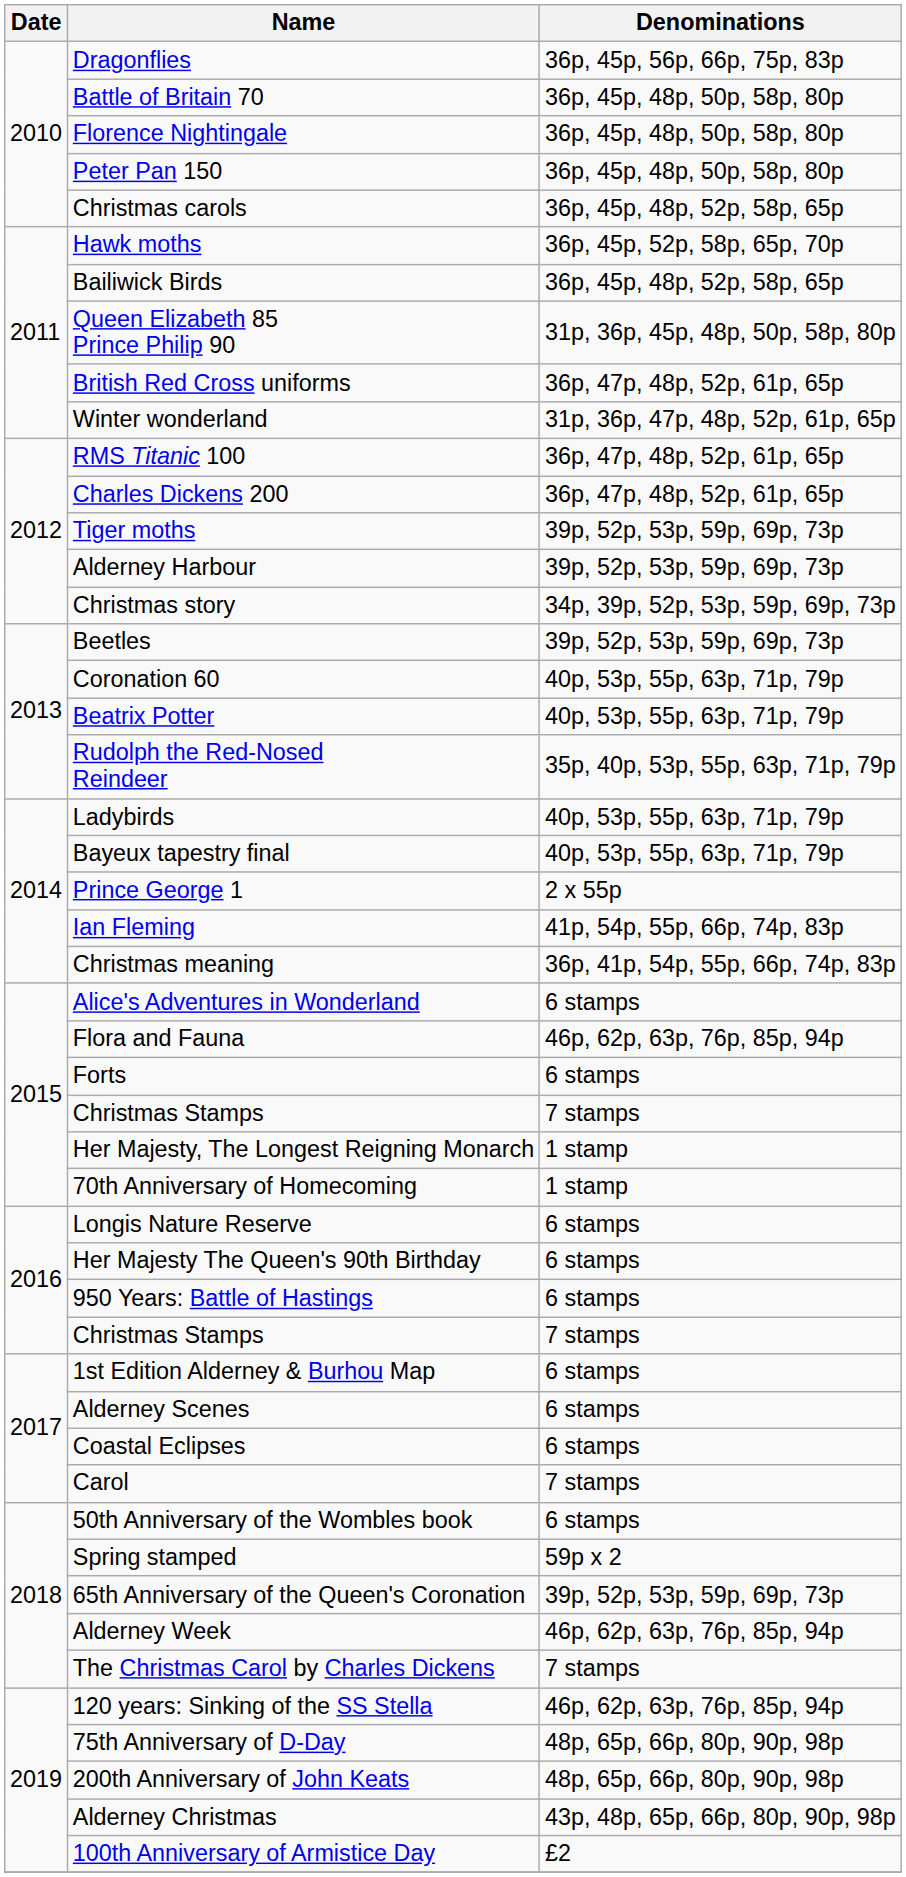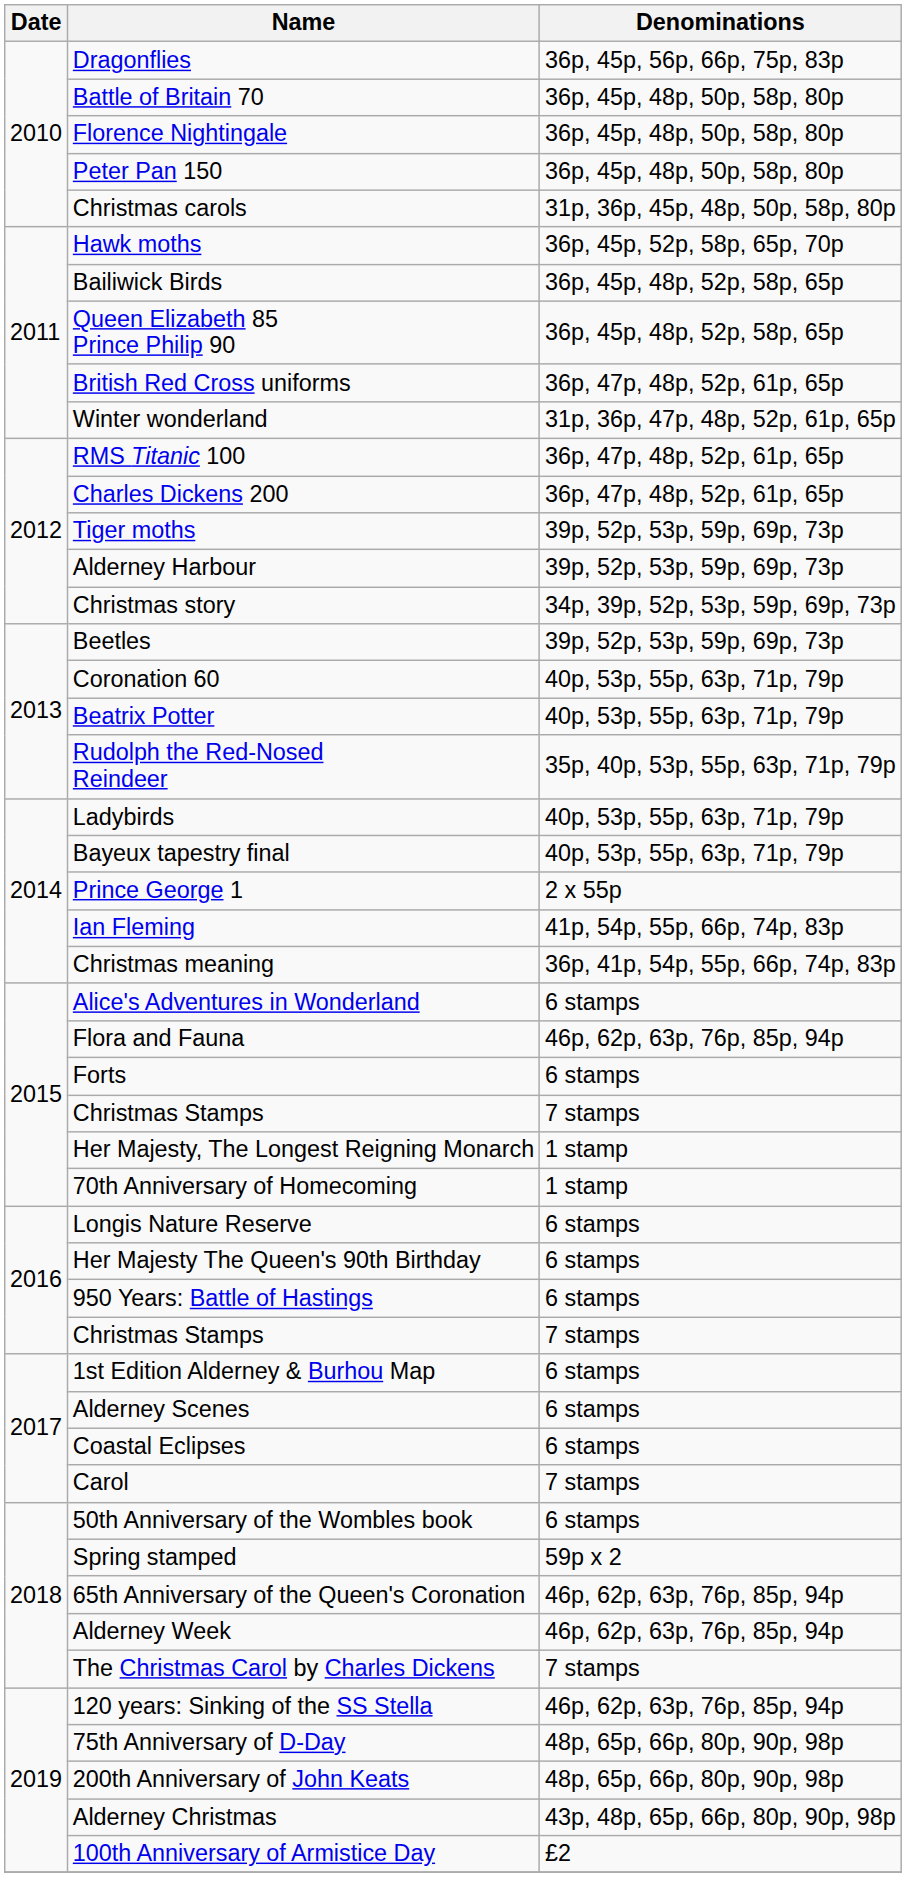(694, 208) 36p, 45p, 48p, 52p, 58p, 65p -> (720, 208) 31p, 36p, 45p, 48p, 50p, 58p, 80p
(720, 332) 31p, 36p, 45p, 48p, 50p, 58p, 80p -> (694, 332) 36p, 45p, 48p, 52p, 58p, 65p
(694, 1594) 39p, 52p, 53p, 59p, 69p, 73p -> (694, 1594) 46p, 62p, 63p, 76p, 85p, 94p
